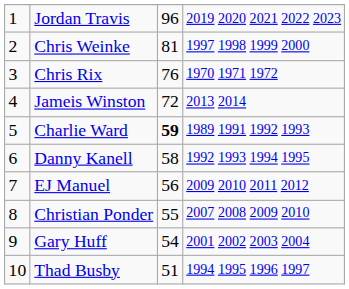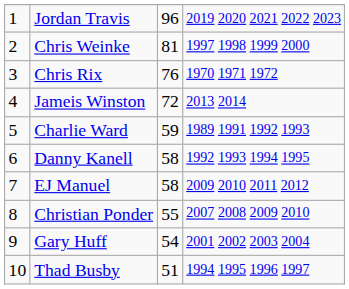(170, 130) bold -> (170, 130) normal
(170, 185) 56 -> (170, 185) 58
